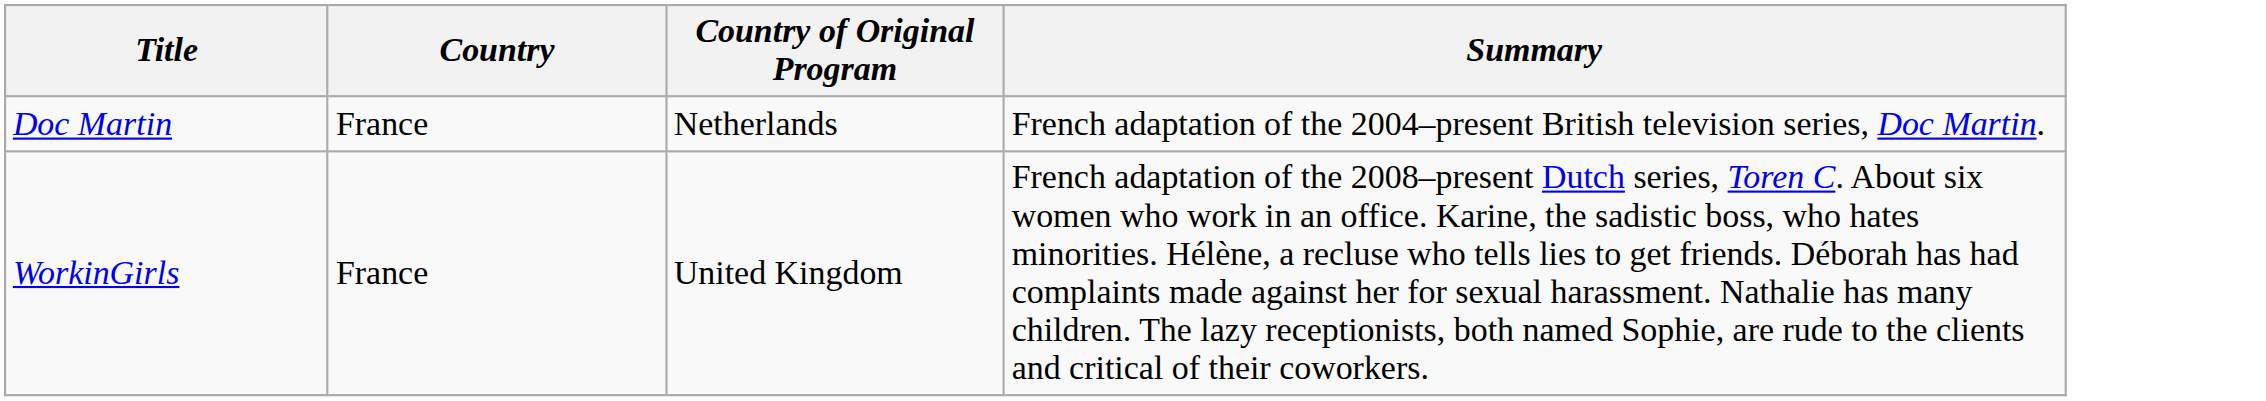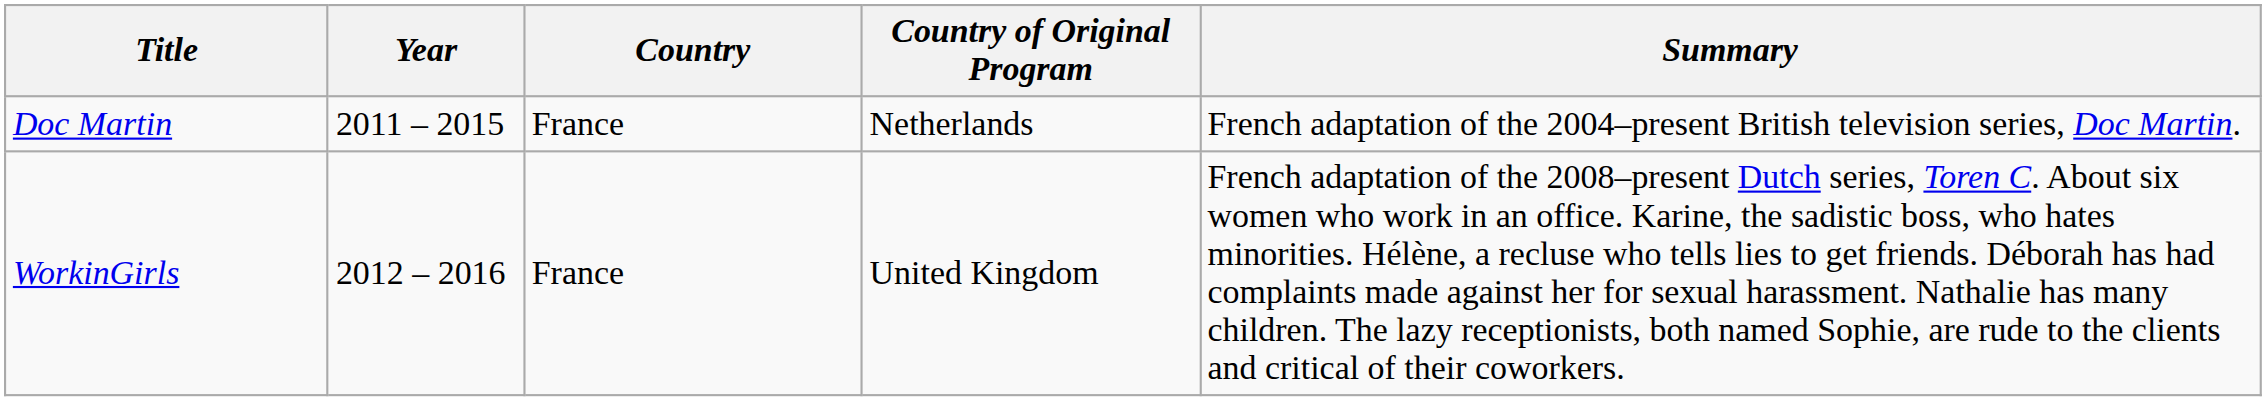+ column: (426, 50)
